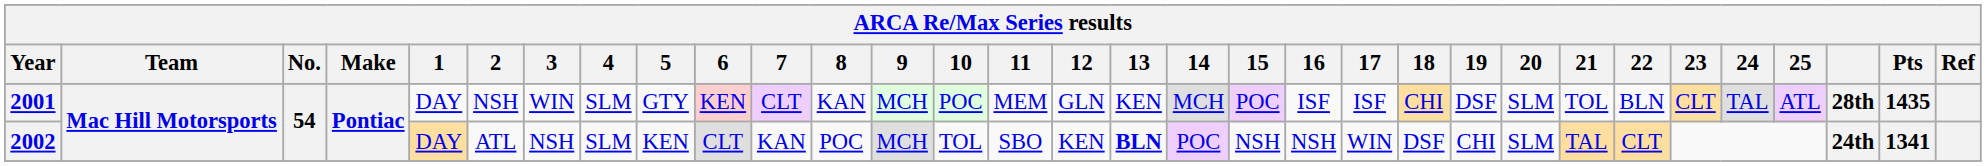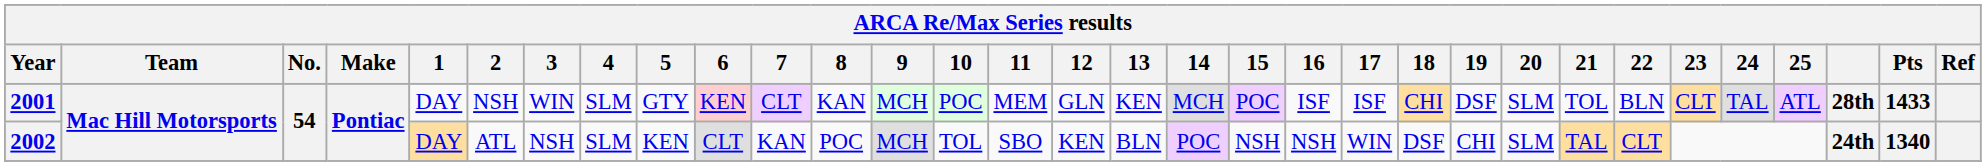(1908, 102) 1435 -> (1908, 102) 1433
(1139, 141) bold -> (1139, 141) normal
(1908, 141) 1341 -> (1908, 141) 1340
